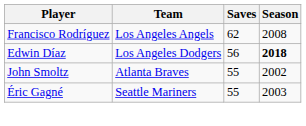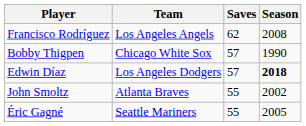+ row: (46, 53)
(233, 53) 56 -> (233, 72) 57
(274, 92) 2003 -> (274, 111) 2005
